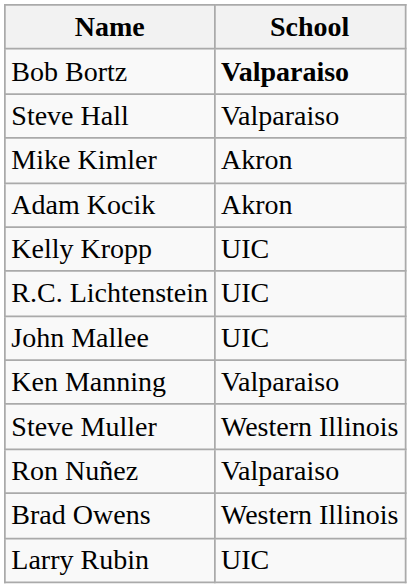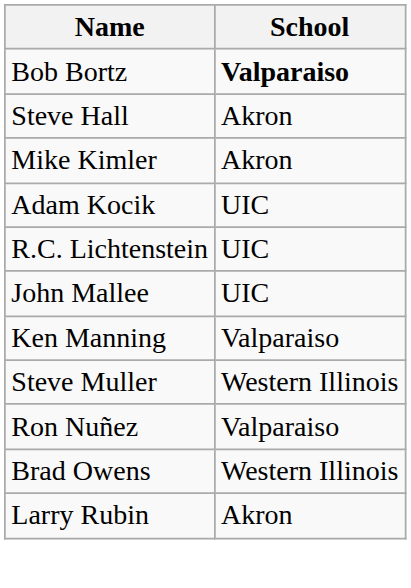(280, 115) Valparaiso -> (257, 115) Akron
(257, 204) Akron -> (245, 204) UIC
- row: (82, 248)
(245, 559) UIC -> (257, 515) Akron
